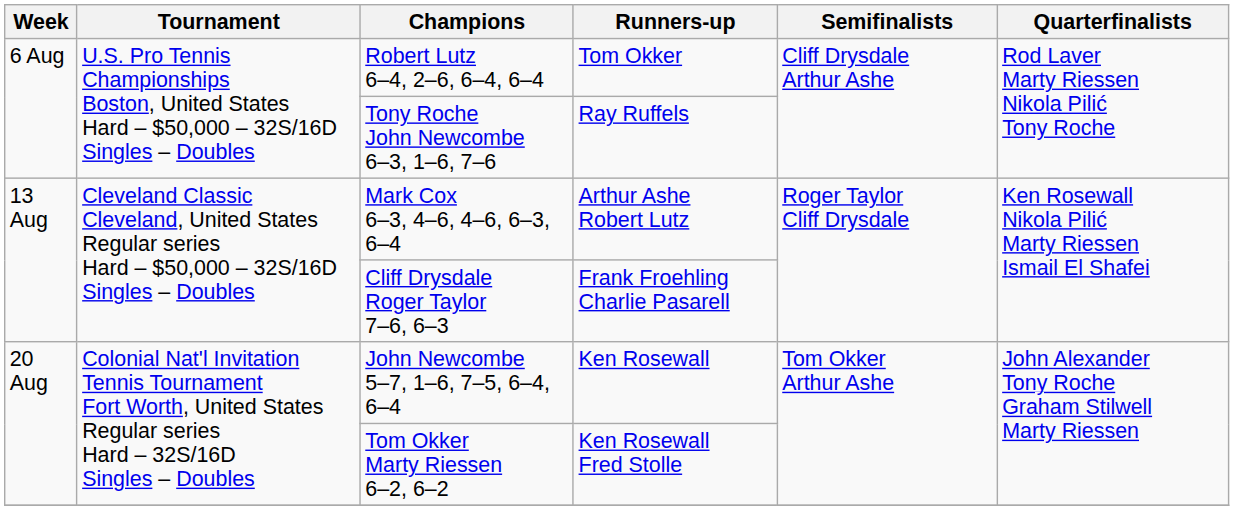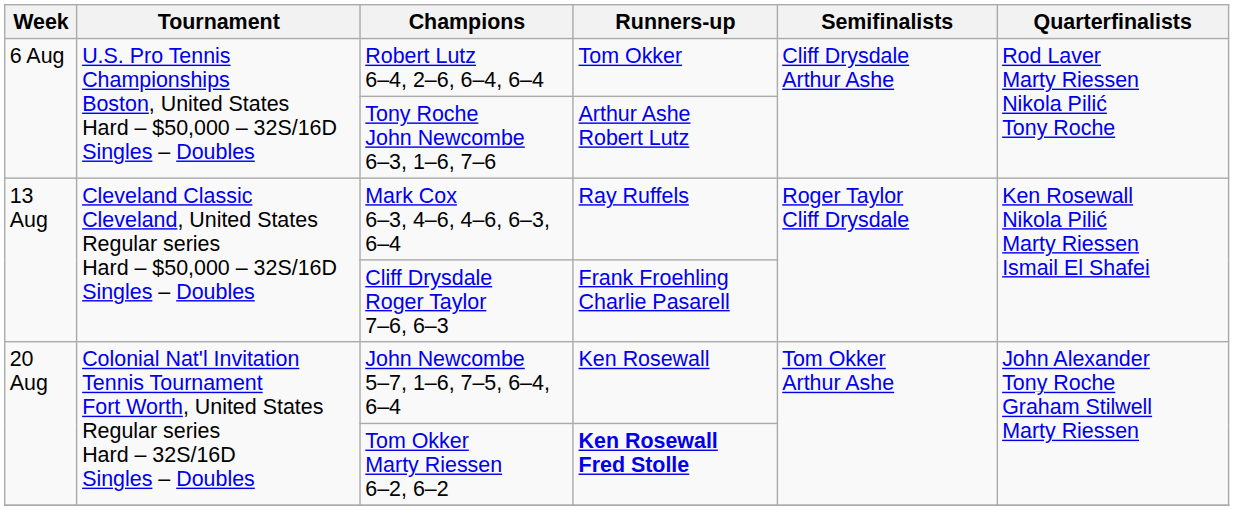(634, 114) Ray Ruffels -> (635, 126) Arthur Ashe Robert Lutz
(635, 208) Arthur Ashe Robert Lutz -> (634, 196) Ray Ruffels
(644, 453) normal -> (648, 453) bold
